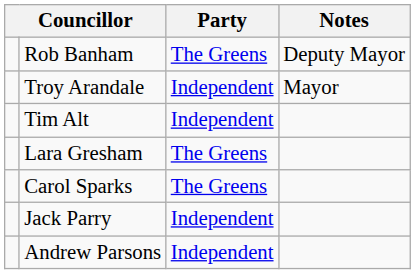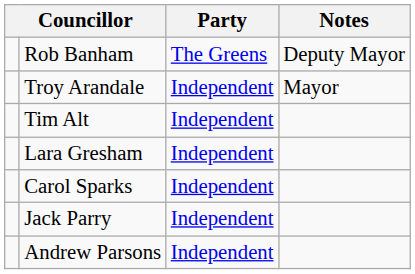(219, 152) The Greens -> (222, 152) Independent
(219, 185) The Greens -> (222, 185) Independent
